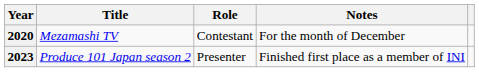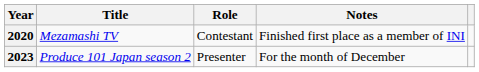(332, 35) For the month of December -> (362, 35) Finished first place as a member of INI
(362, 56) Finished first place as a member of INI -> (332, 56) For the month of December
